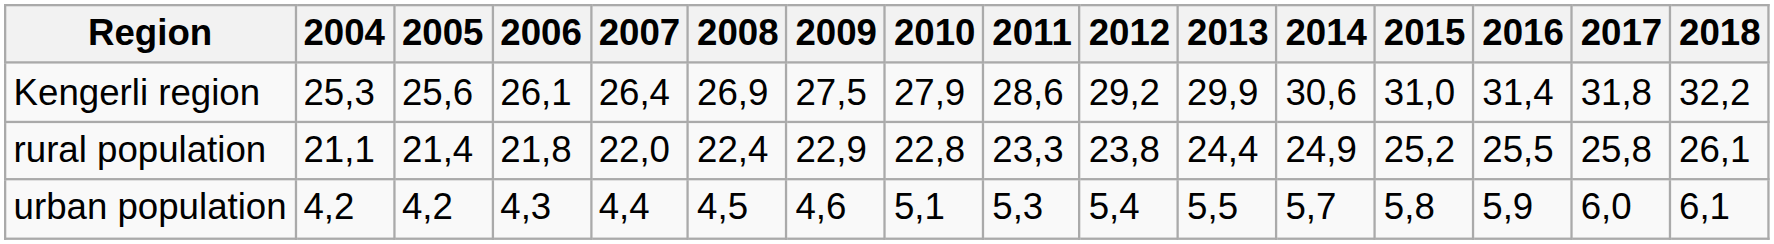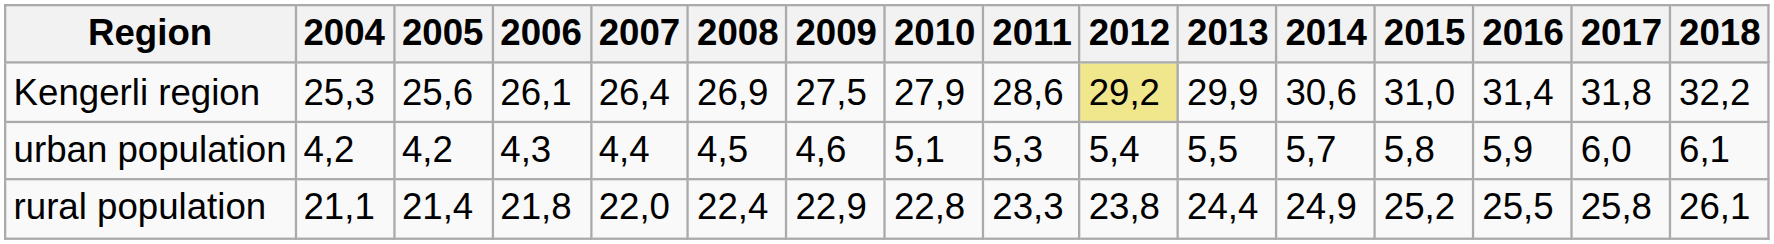(1124, 91) no background -> (1124, 91) khaki background
rows swapped: (150, 207) <-> (140, 149)
